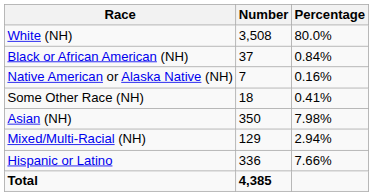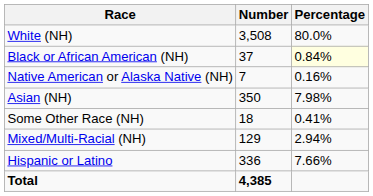(313, 56) no background -> (313, 56) lightyellow background
rows swapped: (40, 118) <-> (76, 98)
